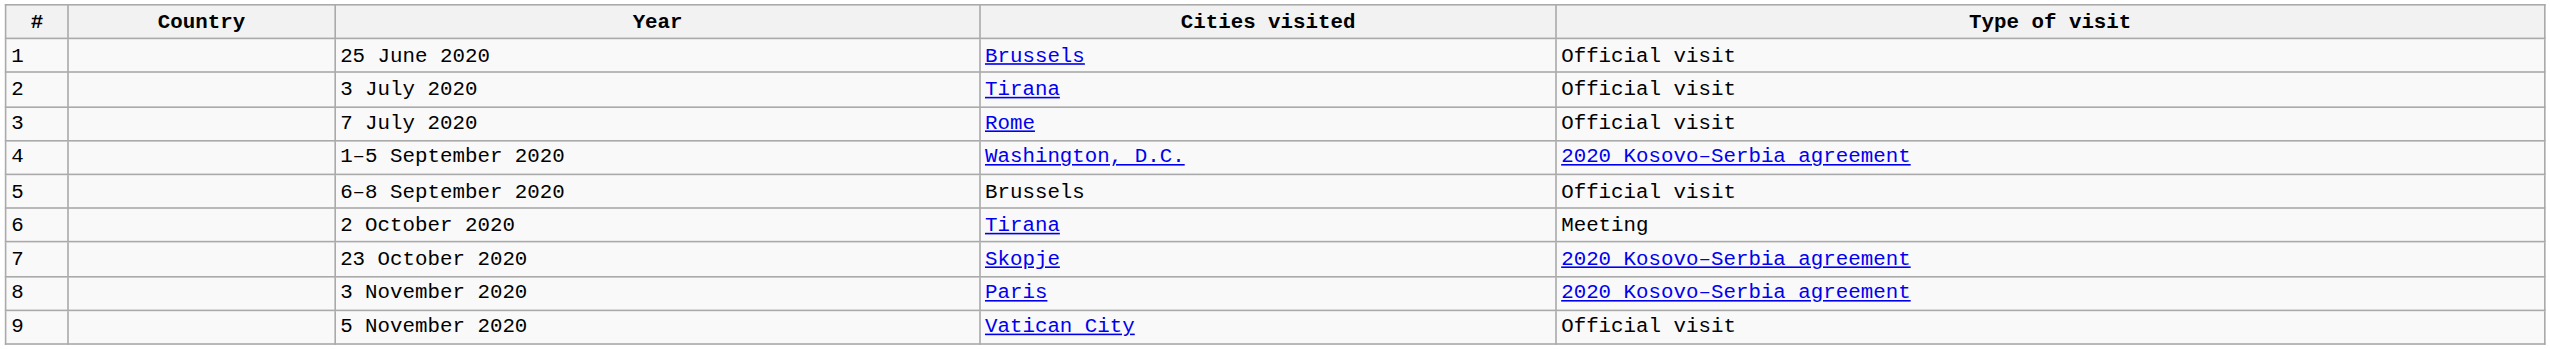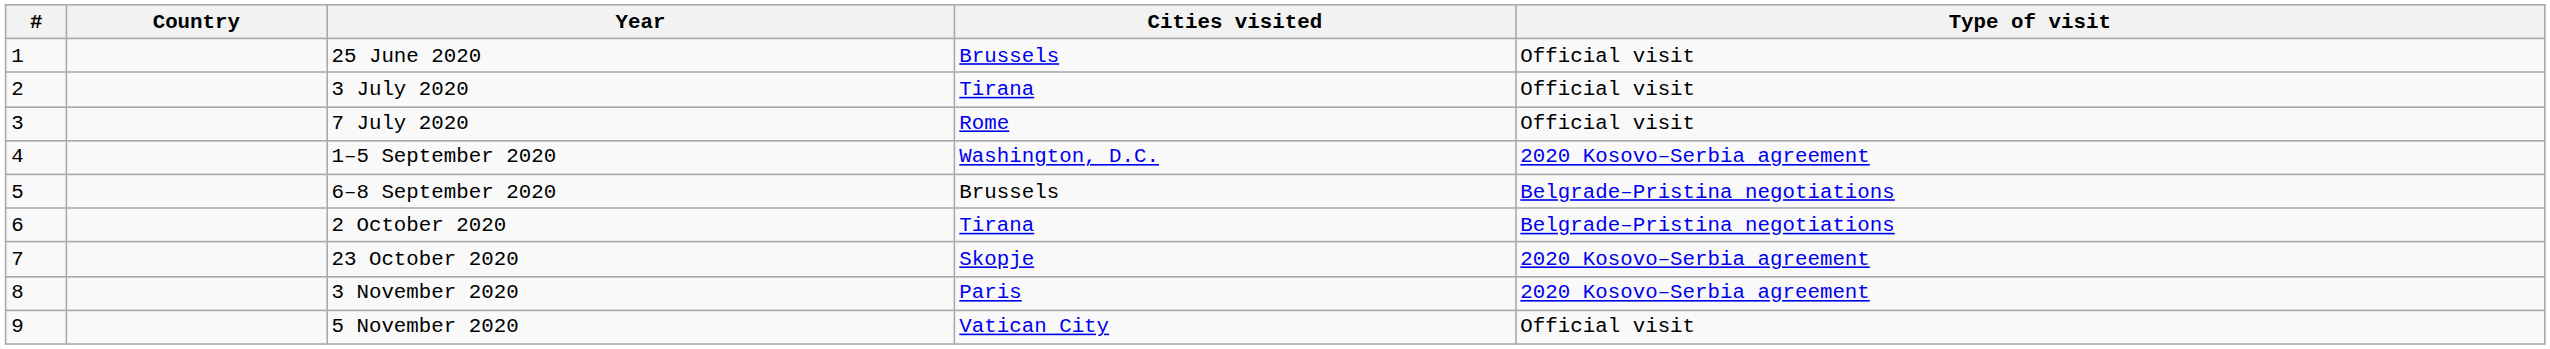(1649, 191) Official visit -> (1708, 191) Belgrade–Pristina negotiations
(1605, 225) Meeting -> (1708, 225) Belgrade–Pristina negotiations
